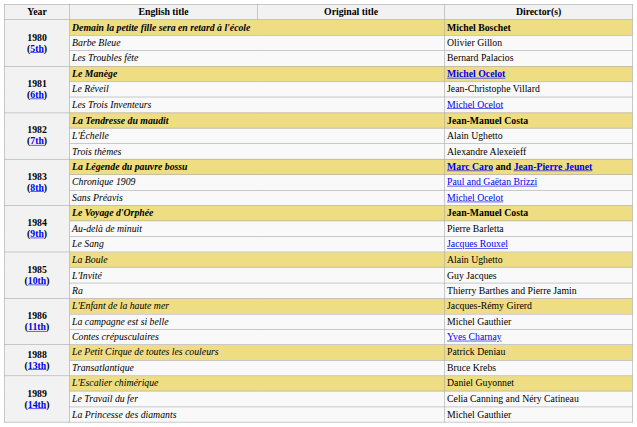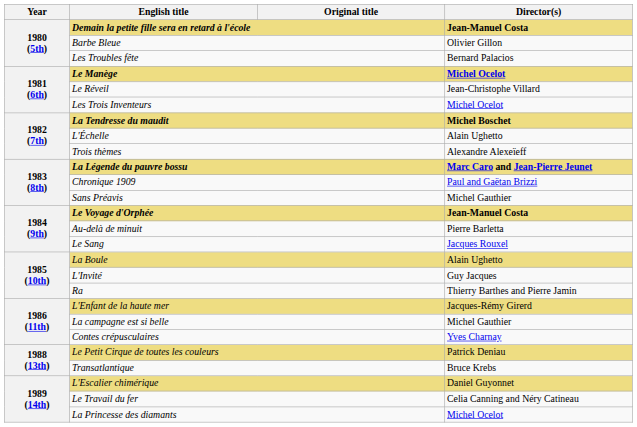(479, 27) Michel Boschet -> (488, 27) Jean-Manuel Costa
(488, 120) Jean-Manuel Costa -> (479, 120) Michel Boschet
(475, 197) Michel Ocelot -> (479, 197) Michel Gauthier
(479, 414) Michel Gauthier -> (475, 414) Michel Ocelot
